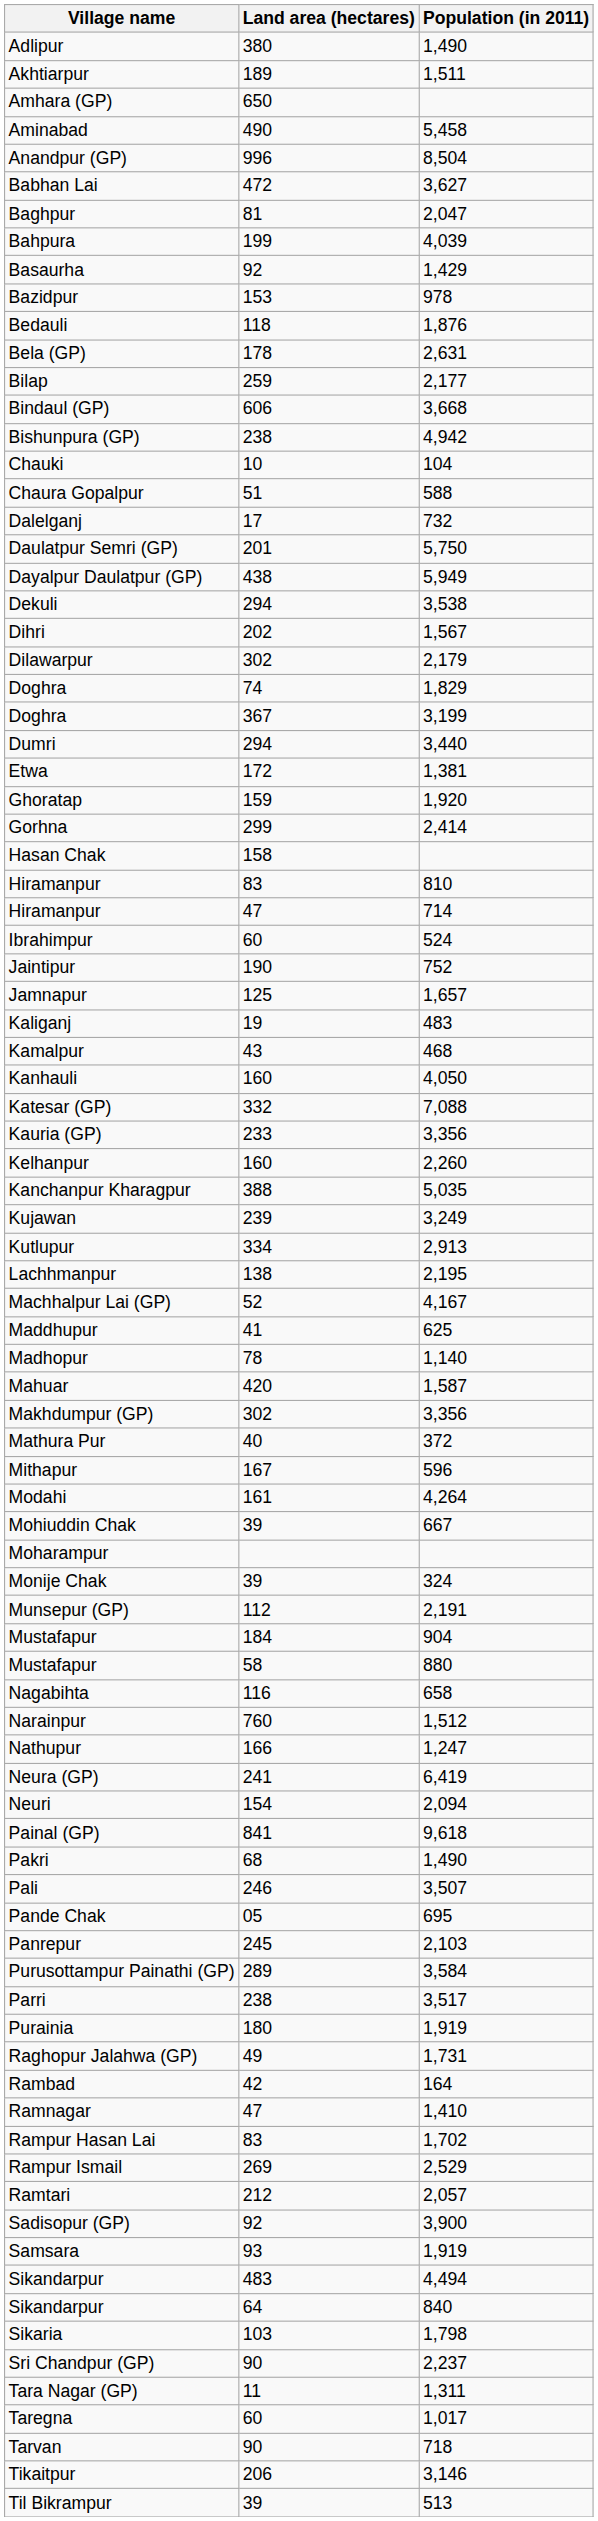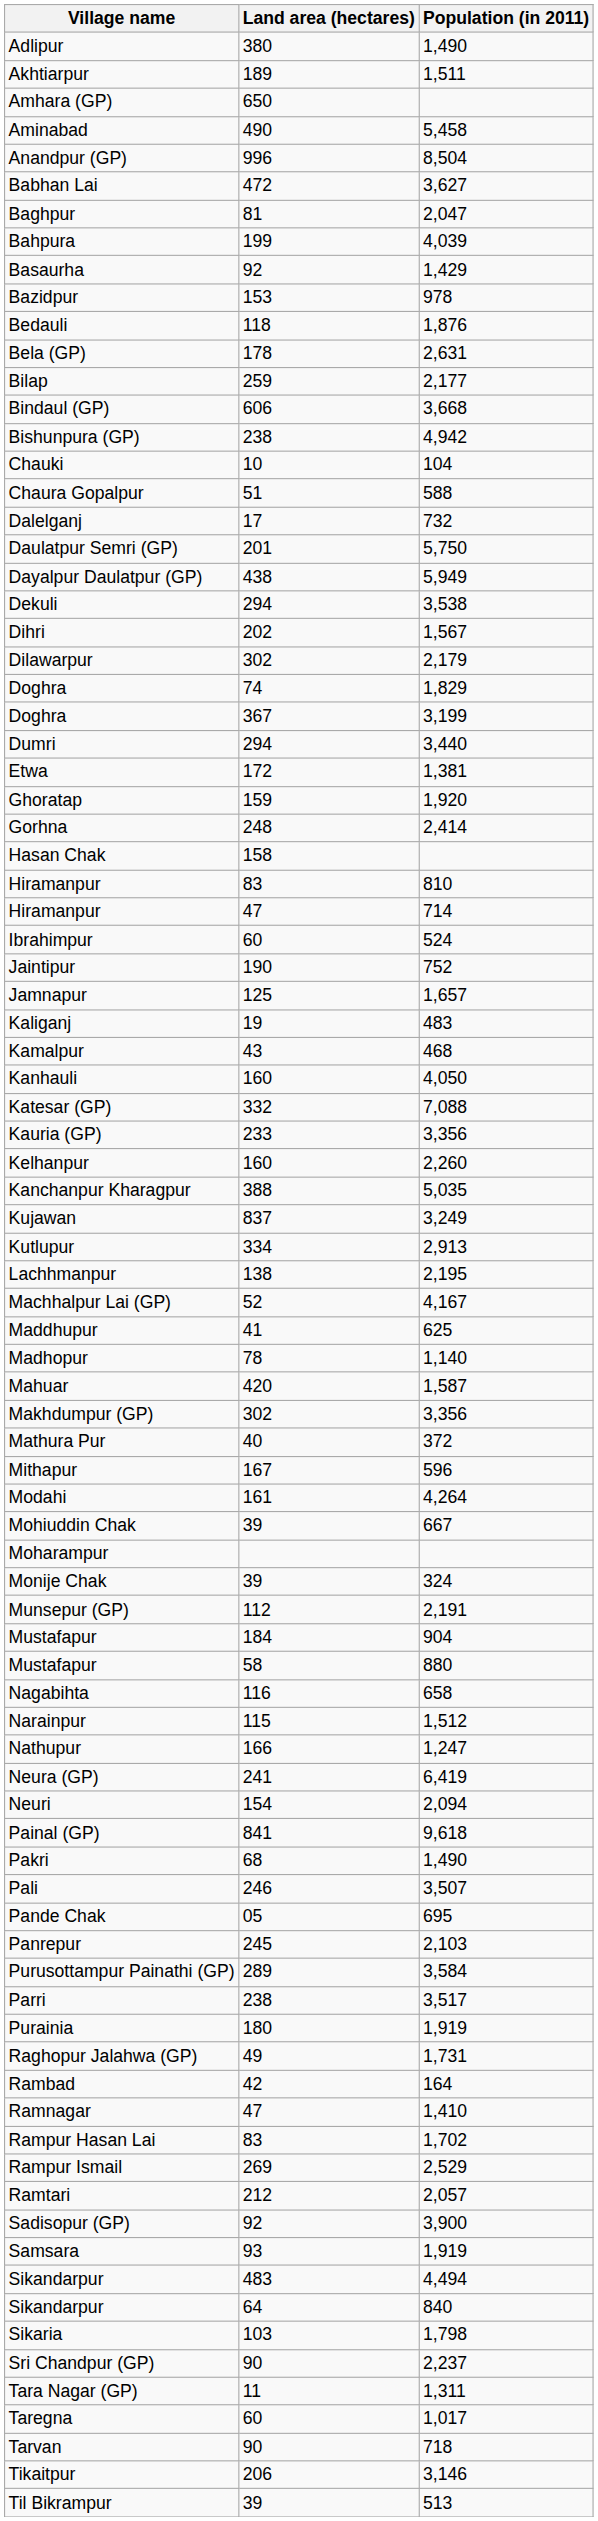(257, 827) 299 -> (257, 827) 248
(257, 1218) 239 -> (257, 1218) 837
(257, 1721) 760 -> (257, 1721) 115
